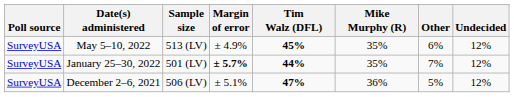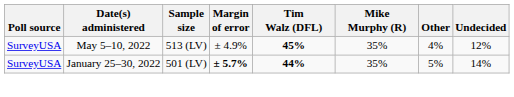(436, 45) 6% -> (436, 45) 4%
(436, 64) 7% -> (436, 64) 5%
(481, 64) 12% -> (481, 64) 14%
- row: (113, 82)
